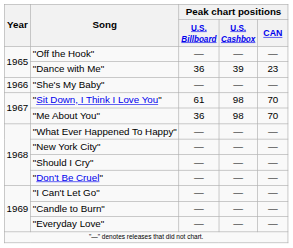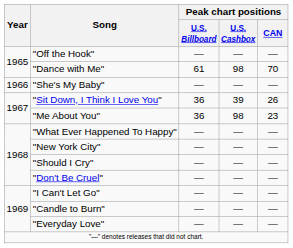(199, 69) 36 -> (199, 69) 61
(238, 69) 39 -> (238, 69) 98
(273, 69) 23 -> (273, 69) 70
(199, 100) 61 -> (199, 100) 36
(238, 100) 98 -> (238, 100) 39
(273, 100) 70 -> (273, 100) 26
(273, 116) 70 -> (273, 116) 23
